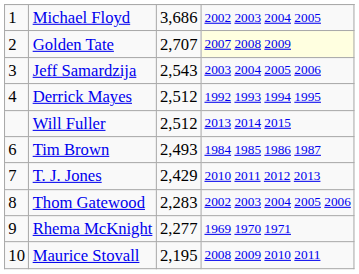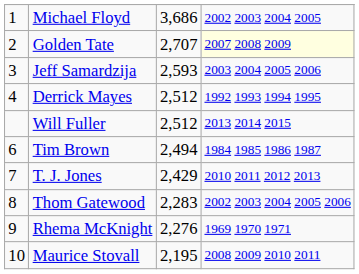(179, 70) 2,543 -> (179, 70) 2,593
(179, 149) 2,493 -> (179, 149) 2,494
(179, 228) 2,277 -> (179, 228) 2,276
